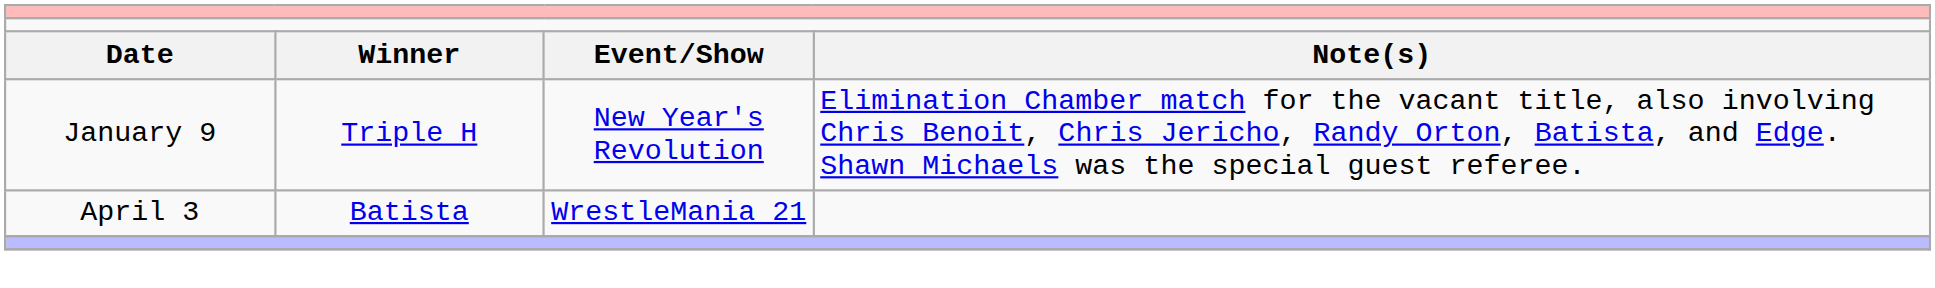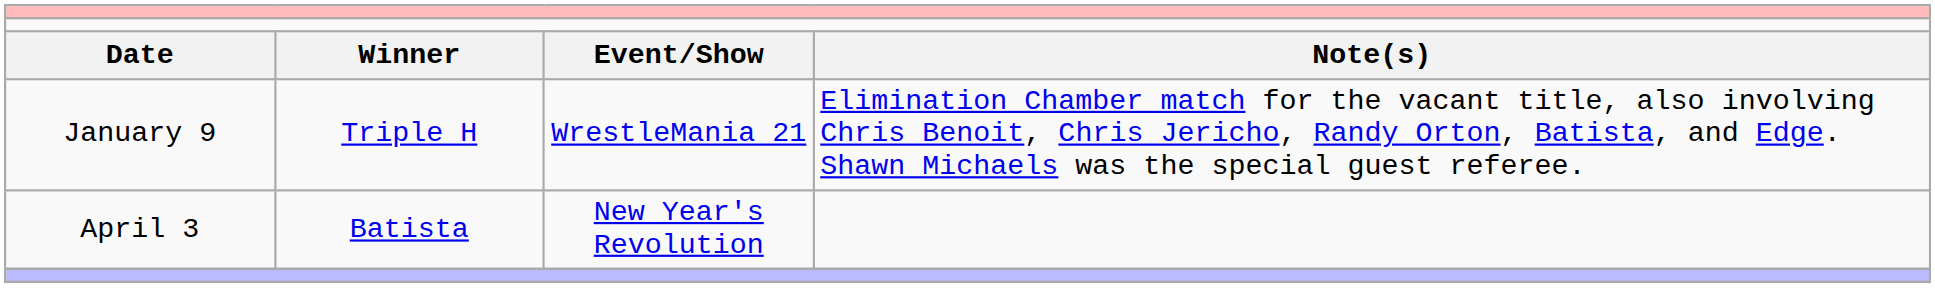(679, 134) New Year's Revolution -> (679, 134) WrestleMania 21
(679, 213) WrestleMania 21 -> (679, 229) New Year's Revolution
